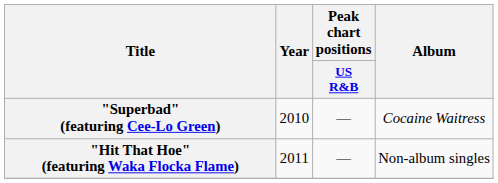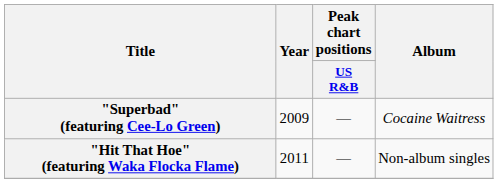(294, 118) 2010 -> (294, 118) 2009
